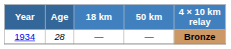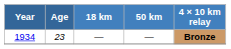(60, 37) 28 -> (60, 37) 23
